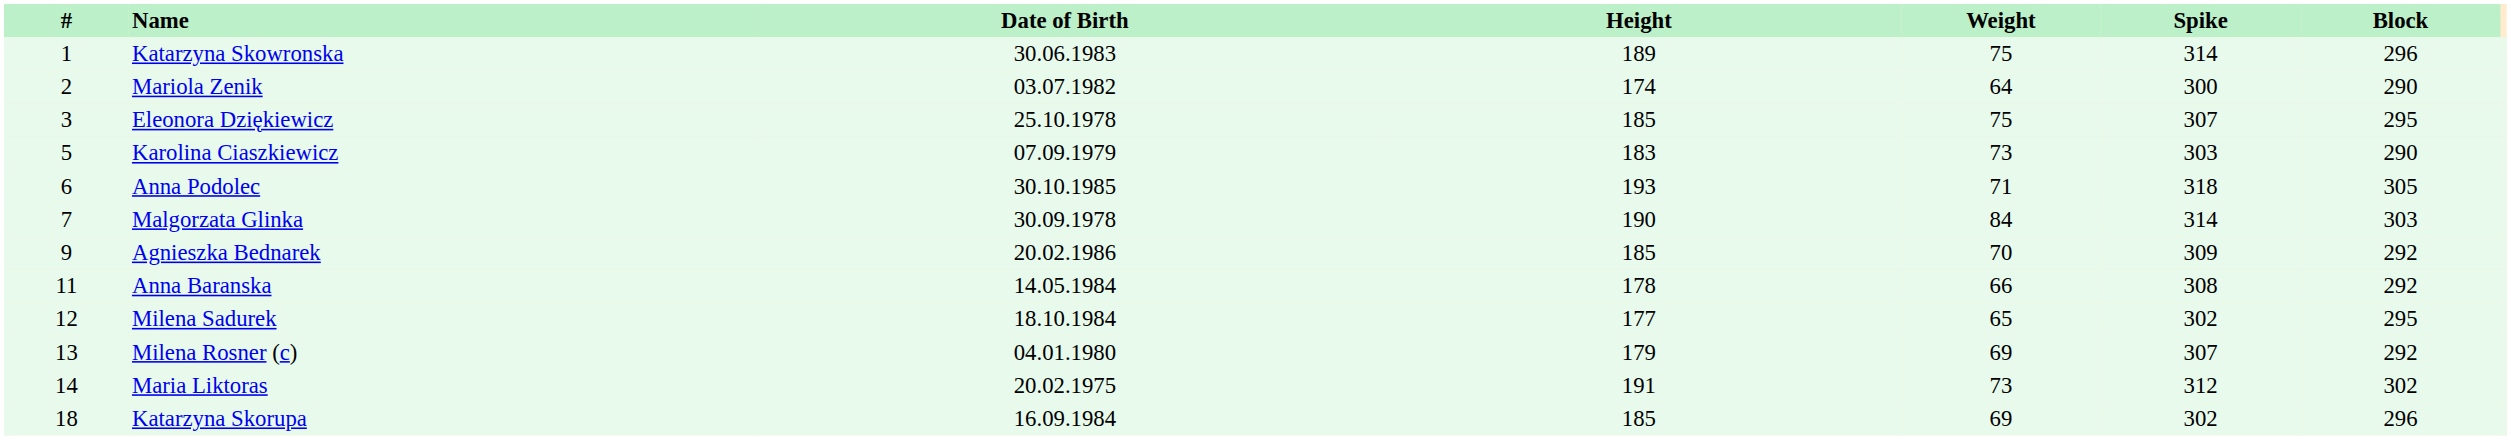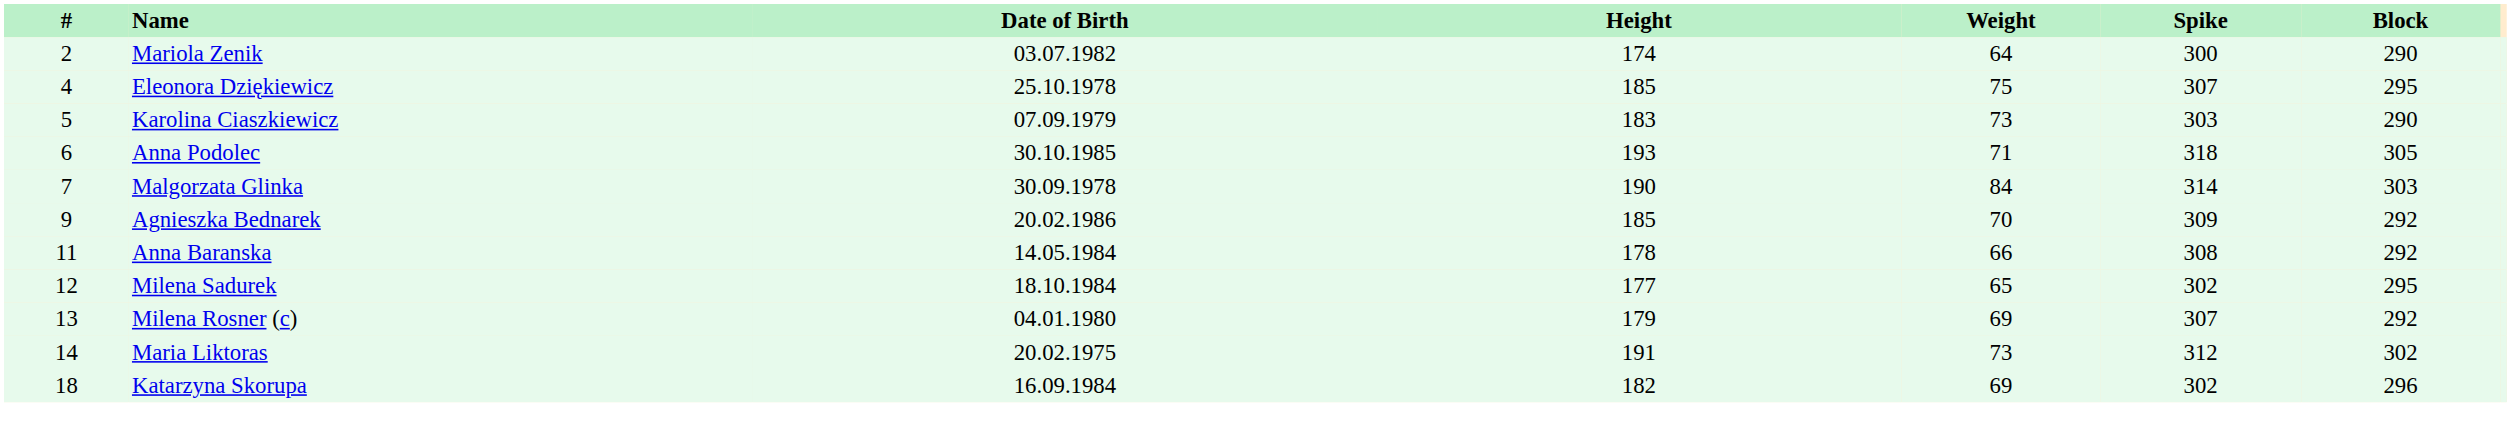- row: (238, 53)
(66, 119) 3 -> (66, 86) 4
(1639, 418) 185 -> (1639, 385) 182
